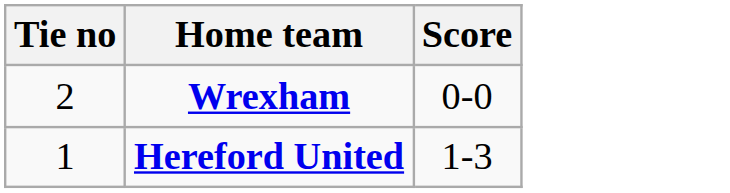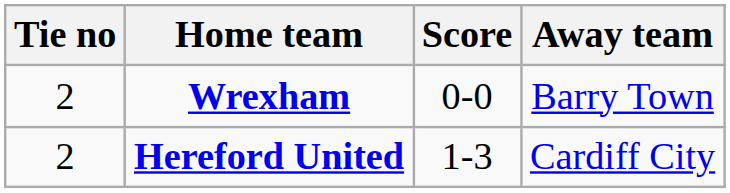+ column: (623, 34)
(65, 156) 1 -> (65, 156) 2
